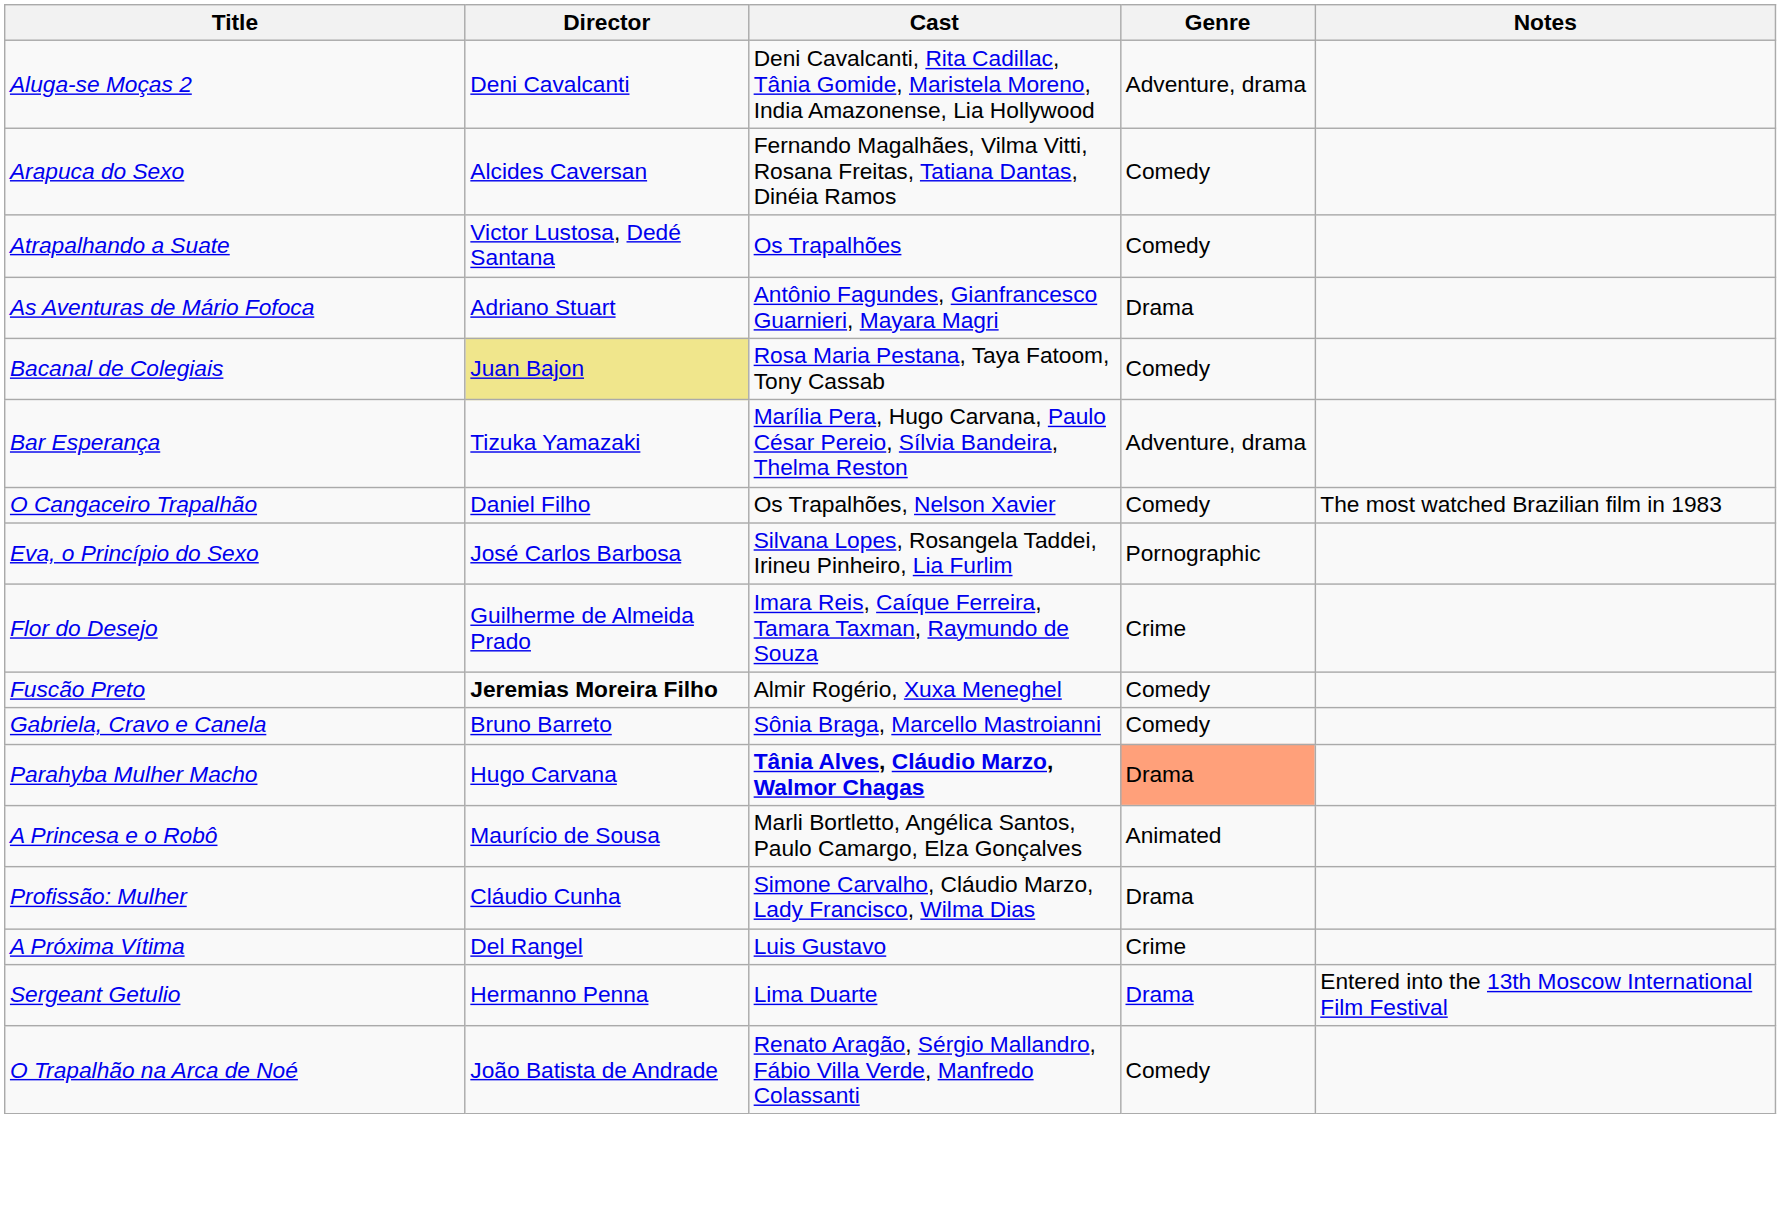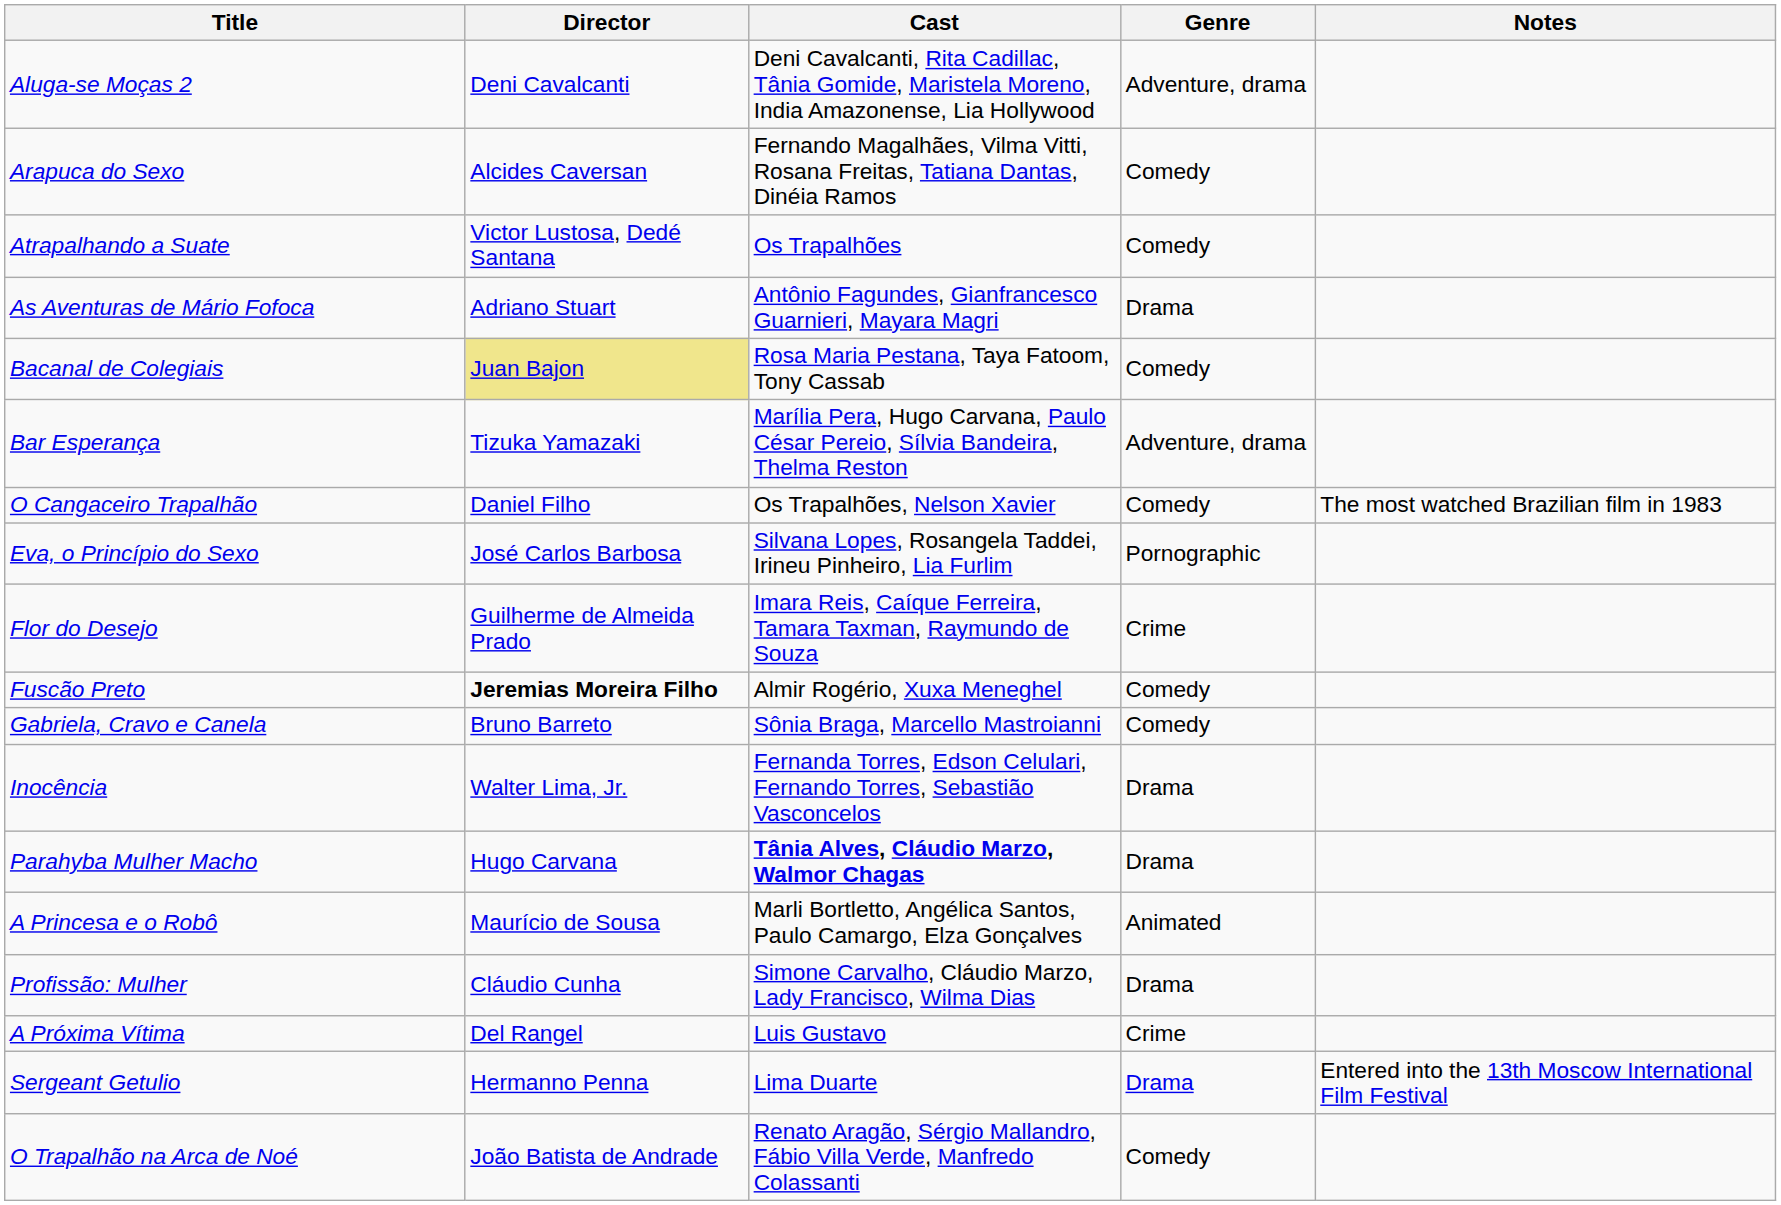+ row: (59, 787)
(1160, 774) lightsalmon background -> (1160, 861) no background
